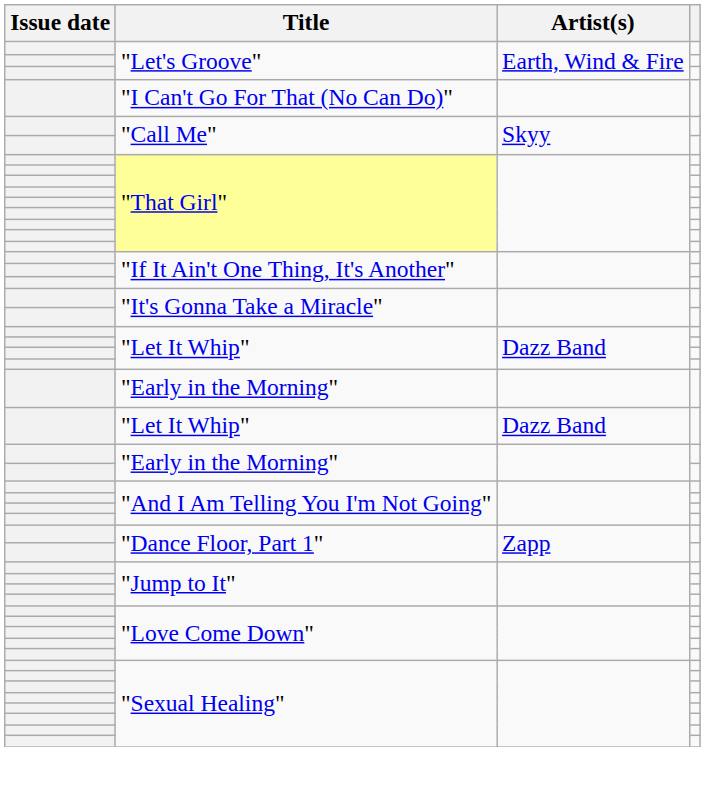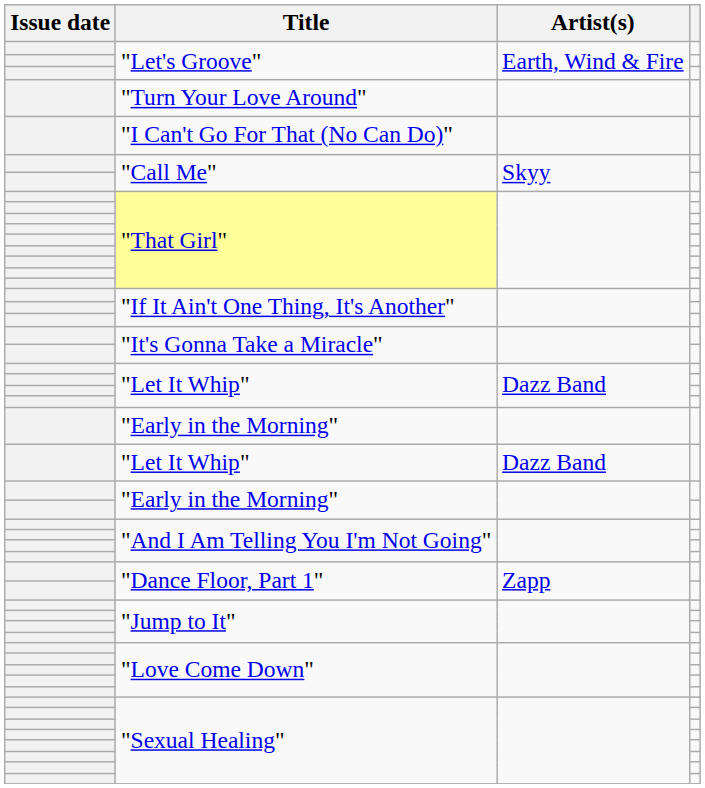+ row: (244, 97)
